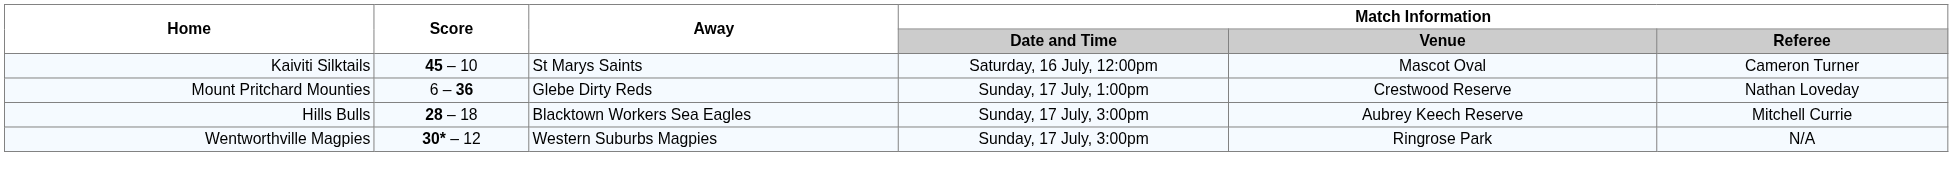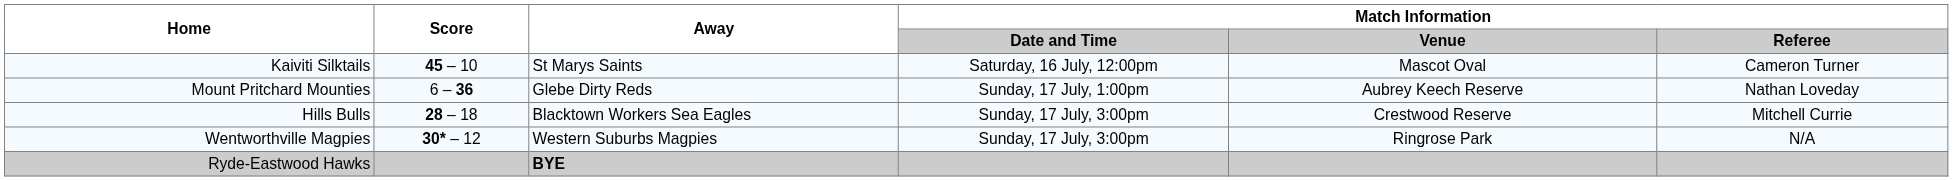(1443, 90) Crestwood Reserve -> (1443, 90) Aubrey Keech Reserve
(1443, 114) Aubrey Keech Reserve -> (1443, 114) Crestwood Reserve
+ row: (289, 163)
